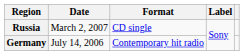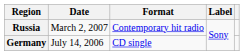(132, 27) CD single -> (158, 27) Contemporary hit radio
(158, 43) Contemporary hit radio -> (132, 43) CD single
